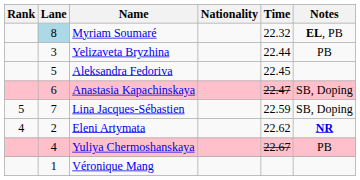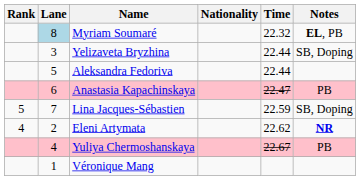(324, 52) PB -> (324, 52) SB, Doping
(277, 71) 22.45 -> (277, 71) 22.44
(324, 90) SB, Doping -> (324, 90) PB
